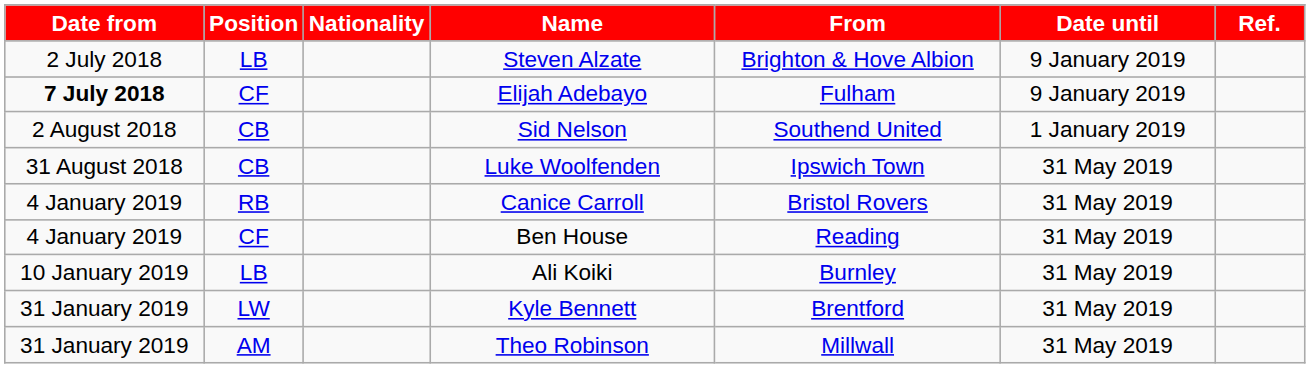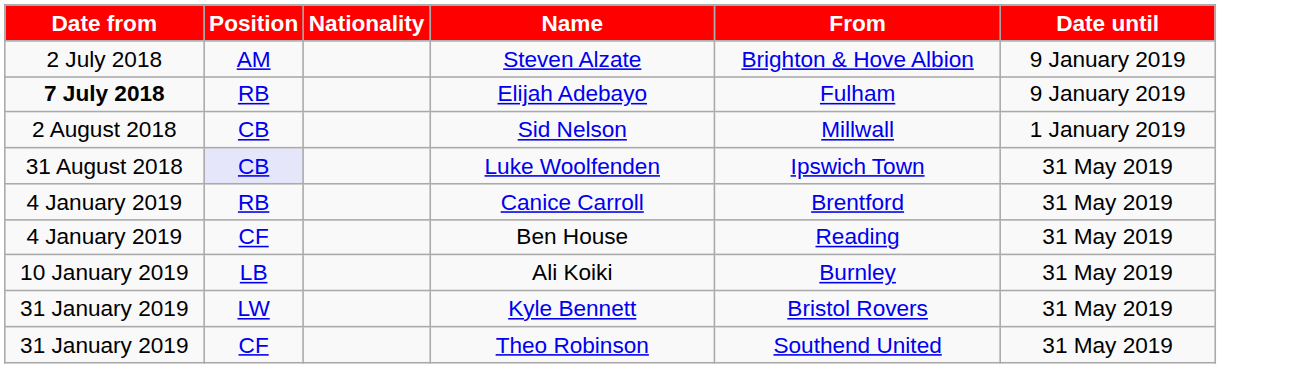- column: (1260, 23)
(254, 59) LB -> (254, 59) AM
(254, 94) CF -> (254, 94) RB
(858, 130) Southend United -> (858, 130) Millwall
(254, 166) no background -> (254, 166) lavender background
(858, 202) Bristol Rovers -> (858, 202) Brentford
(858, 309) Brentford -> (858, 309) Bristol Rovers
(254, 344) AM -> (254, 344) CF
(858, 344) Millwall -> (858, 344) Southend United
